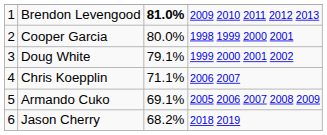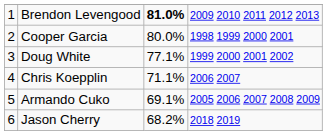(166, 57) 79.1% -> (166, 57) 77.1%
